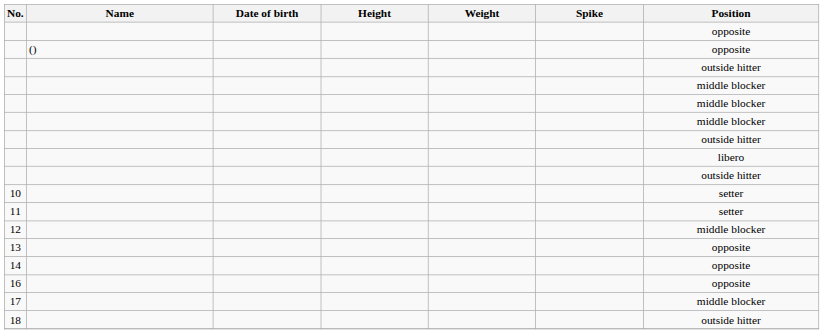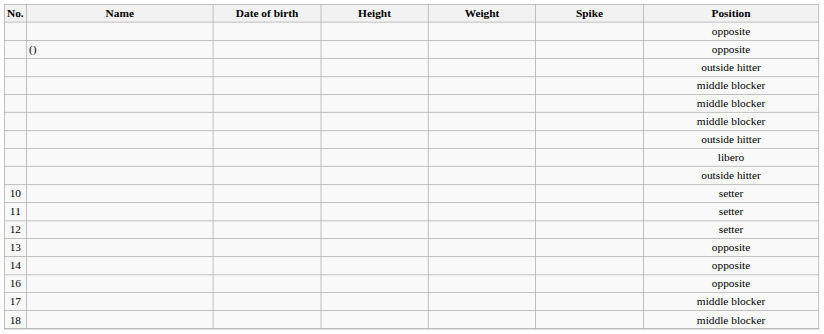(731, 229) middle blocker -> (731, 229) setter
(731, 319) outside hitter -> (731, 319) middle blocker
